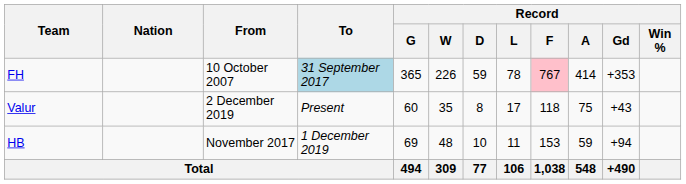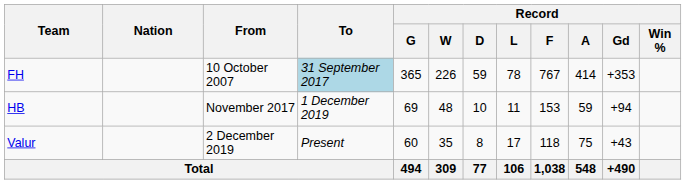(550, 75) pink background -> (550, 75) no background
rows swapped: (16, 142) <-> (21, 108)
